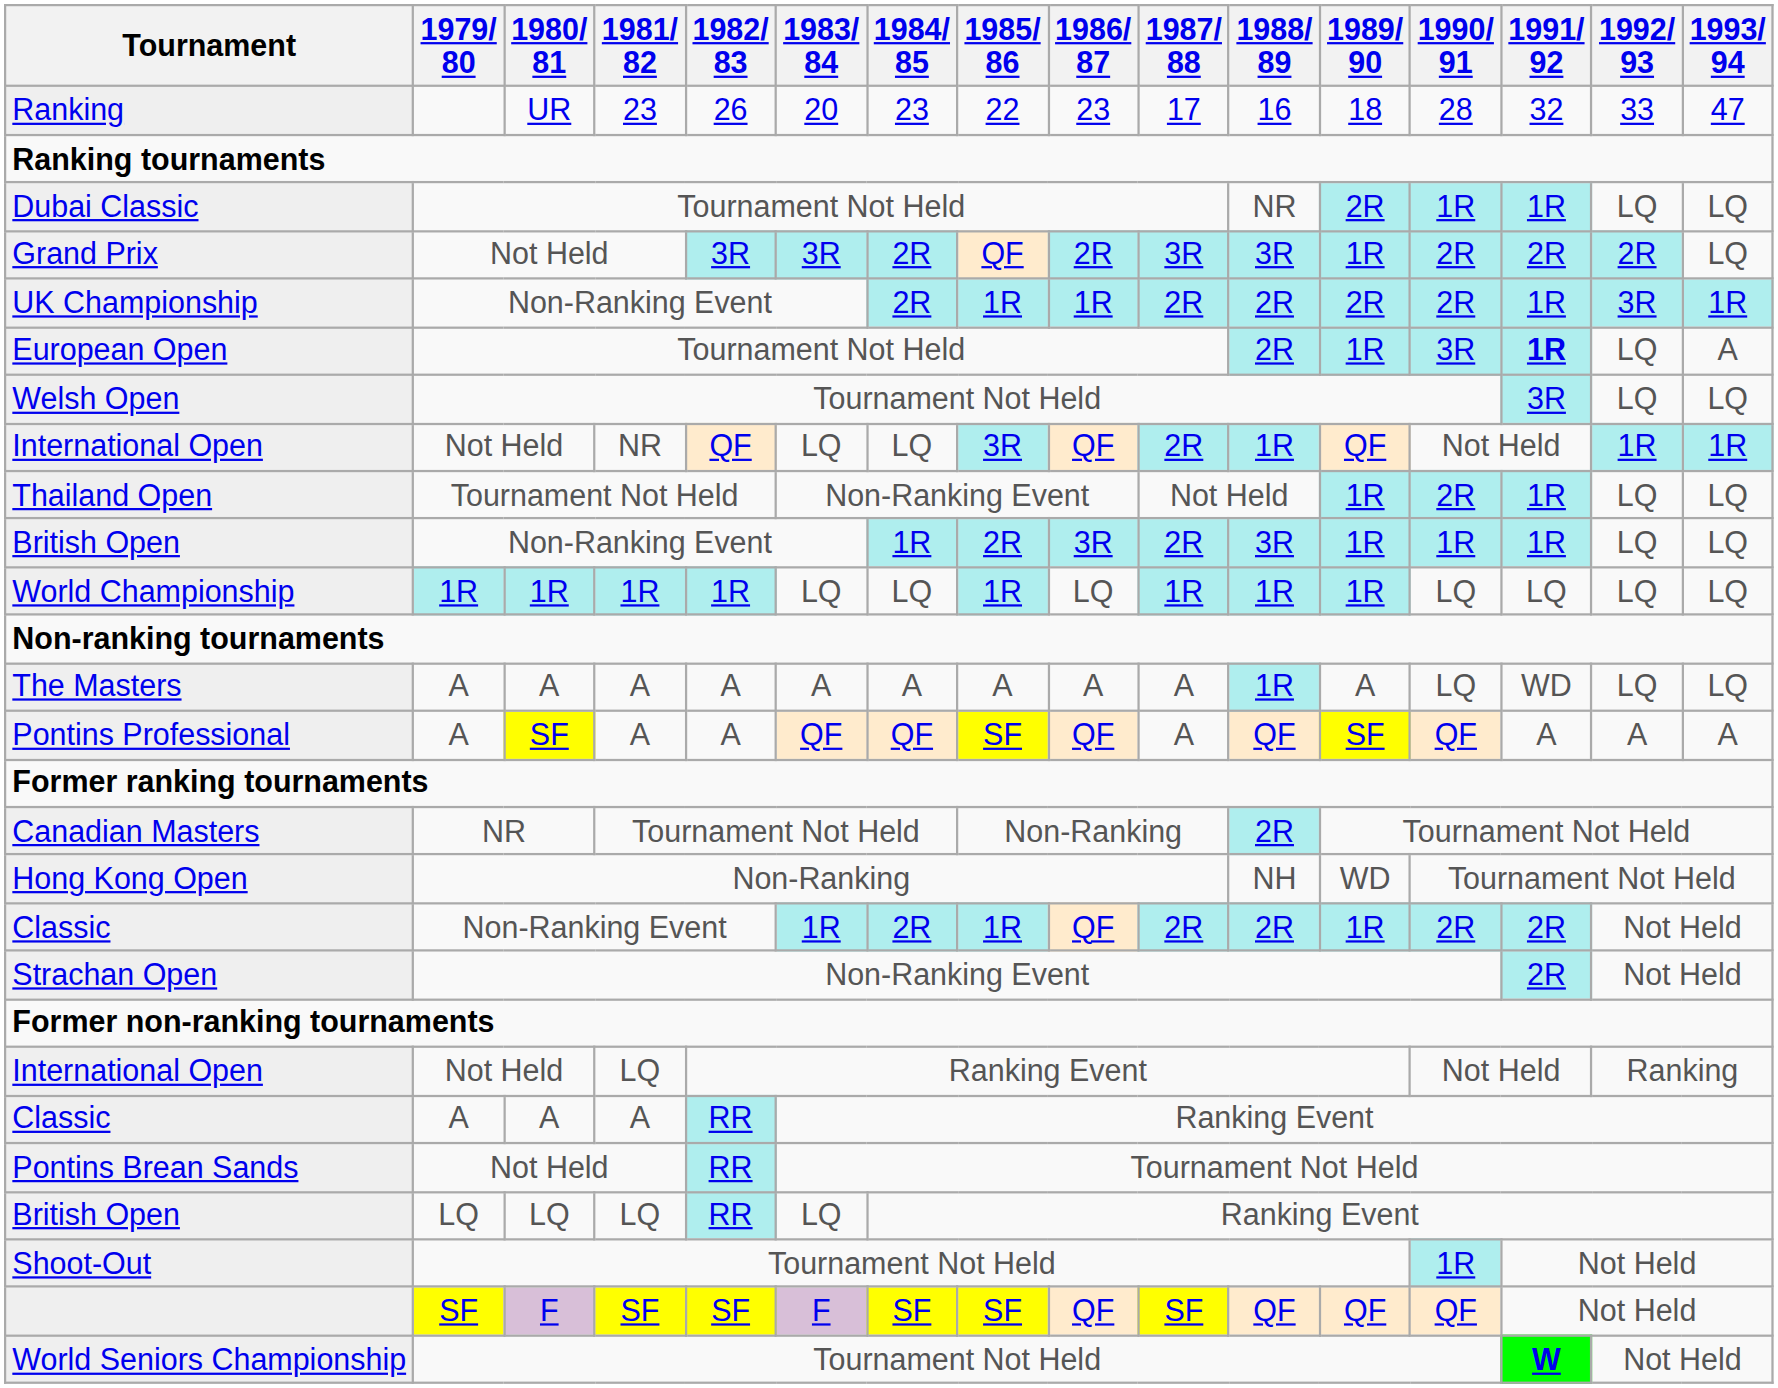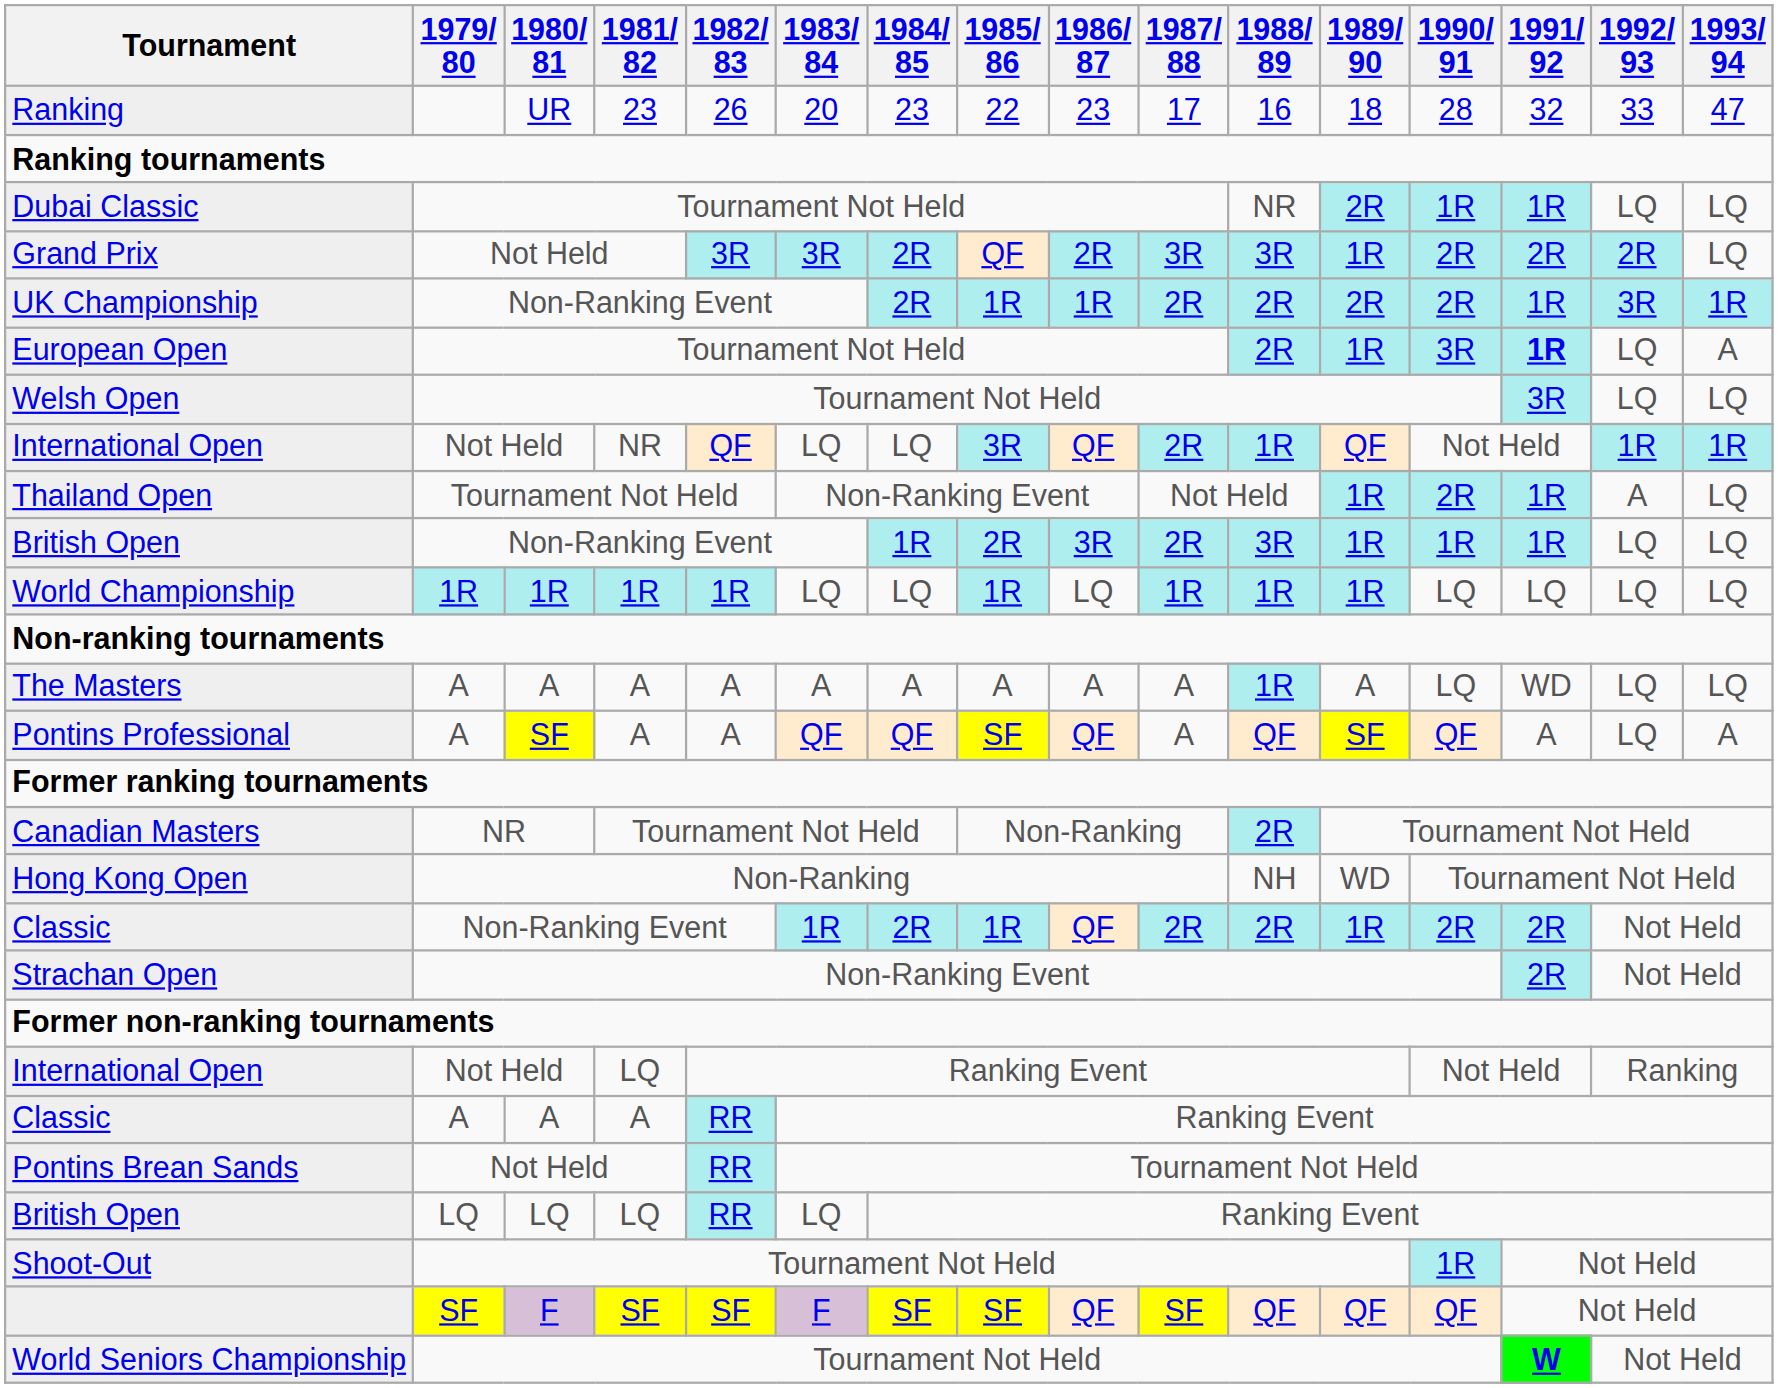(1637, 495) LQ -> (1637, 495) A
(1637, 735) A -> (1637, 735) LQ
